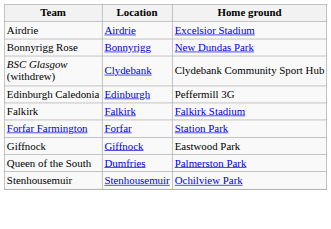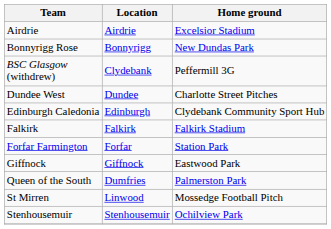(250, 71) Clydebank Community Sport Hub -> (205, 71) Peffermill 3G
+ row: (36, 94)
(205, 94) Peffermill 3G -> (250, 111) Clydebank Community Sport Hub
+ row: (28, 197)
